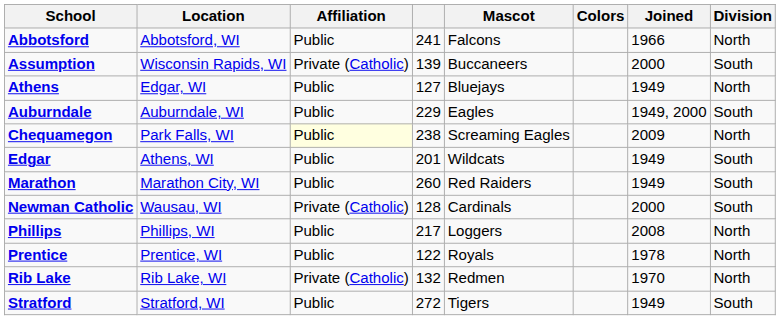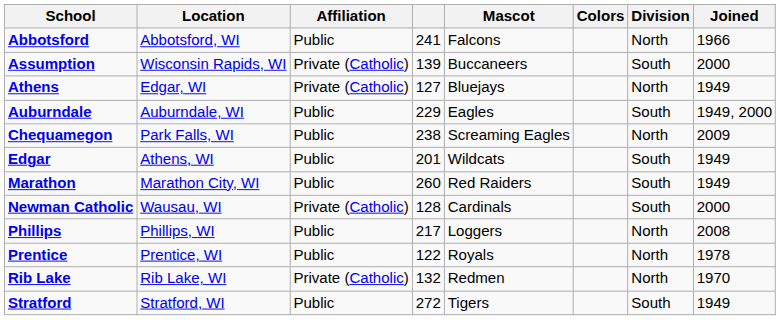columns swapped: (669, 16) <-> (743, 16)
(314, 87) Public -> (351, 87) Private (Catholic)
(314, 135) lightyellow background -> (314, 135) no background
